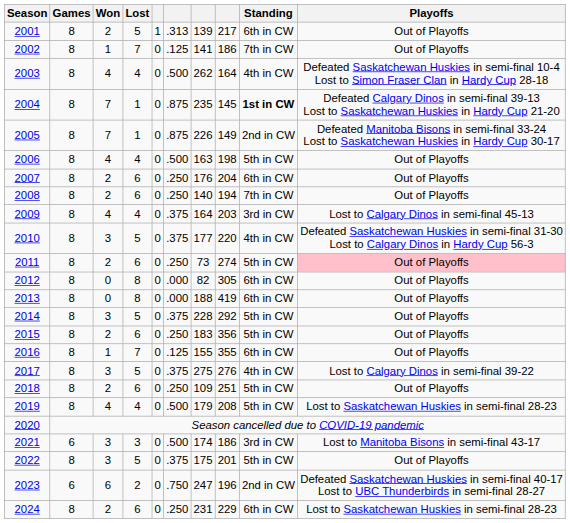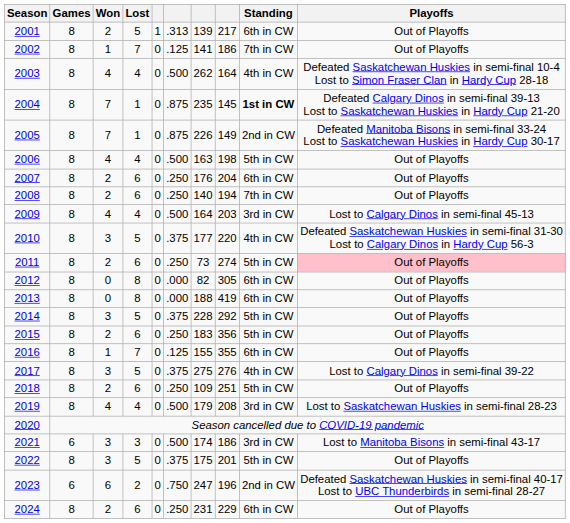(177, 213) .375 -> (177, 213) .500
(268, 406) 5th in CW -> (268, 406) 3rd in CW
(432, 509) Lost to Saskatchewan Huskies in semi-final 28-23 -> (432, 509) Out of Playoffs
